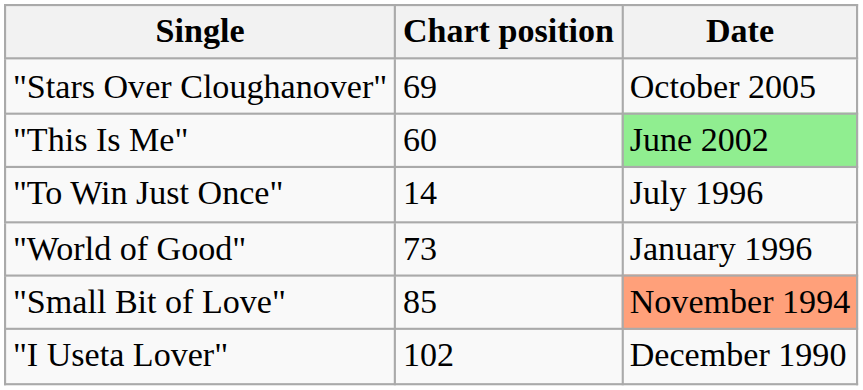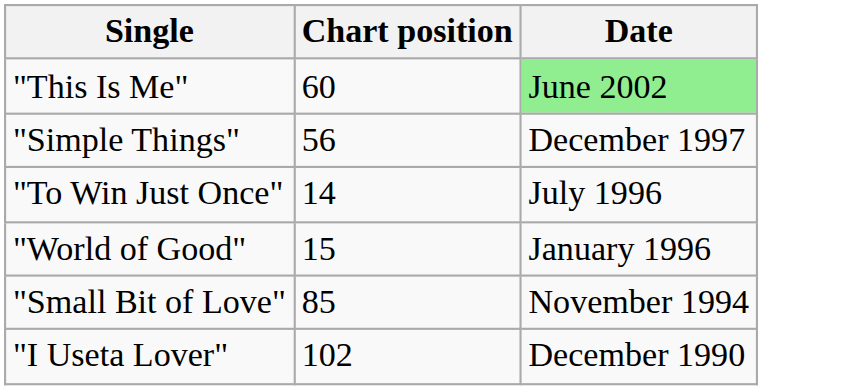- row: (200, 85)
+ row: (126, 139)
(420, 247) 73 -> (319, 247) 15
(740, 301) lightsalmon background -> (639, 301) no background
